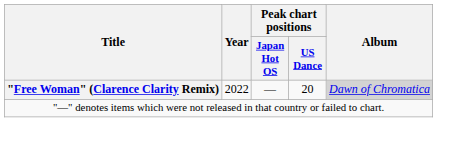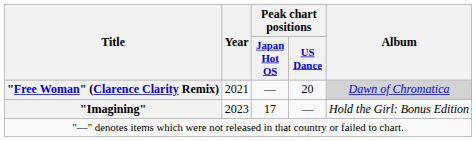(237, 89) 2022 -> (237, 89) 2021
+ row: (113, 108)
